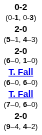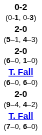rows swapped: (21, 99) <-> (21, 121)
